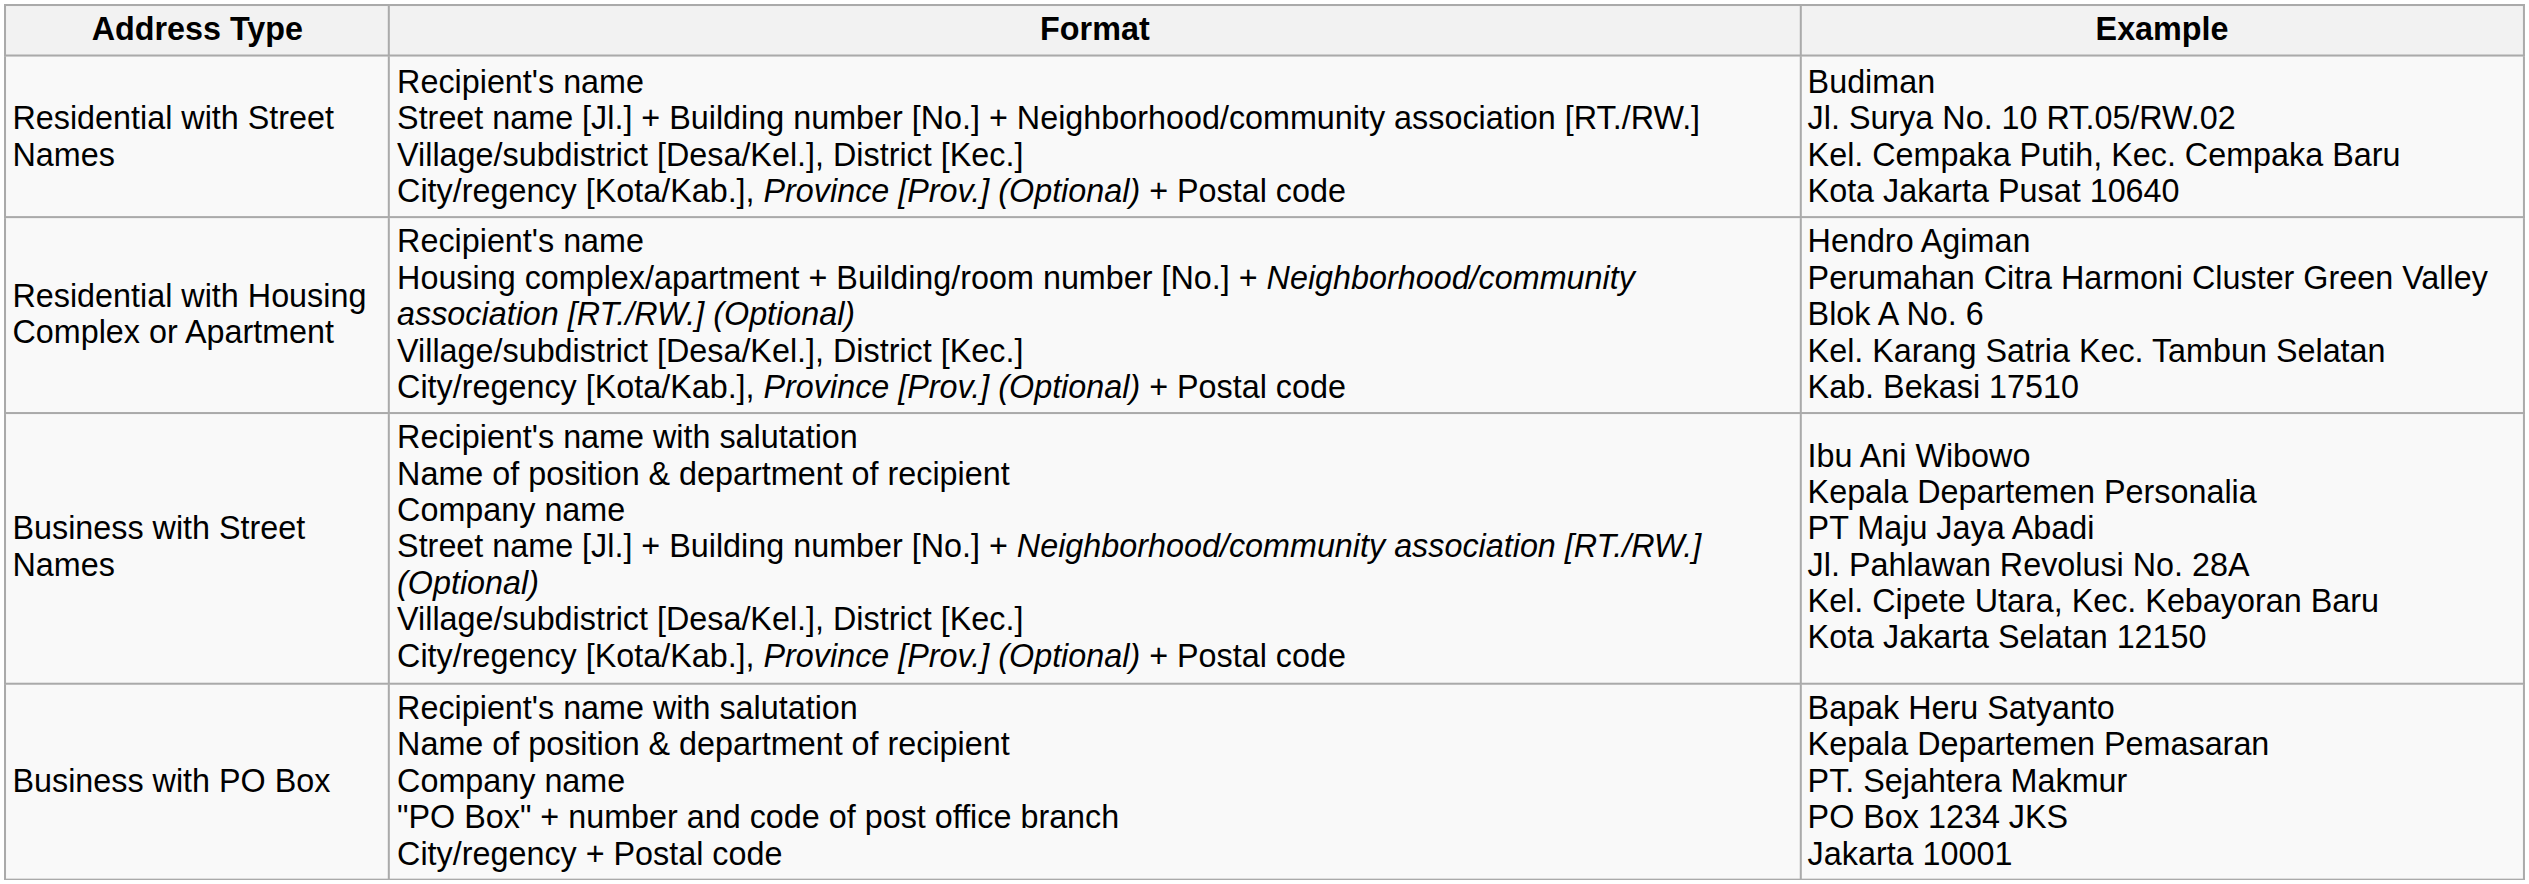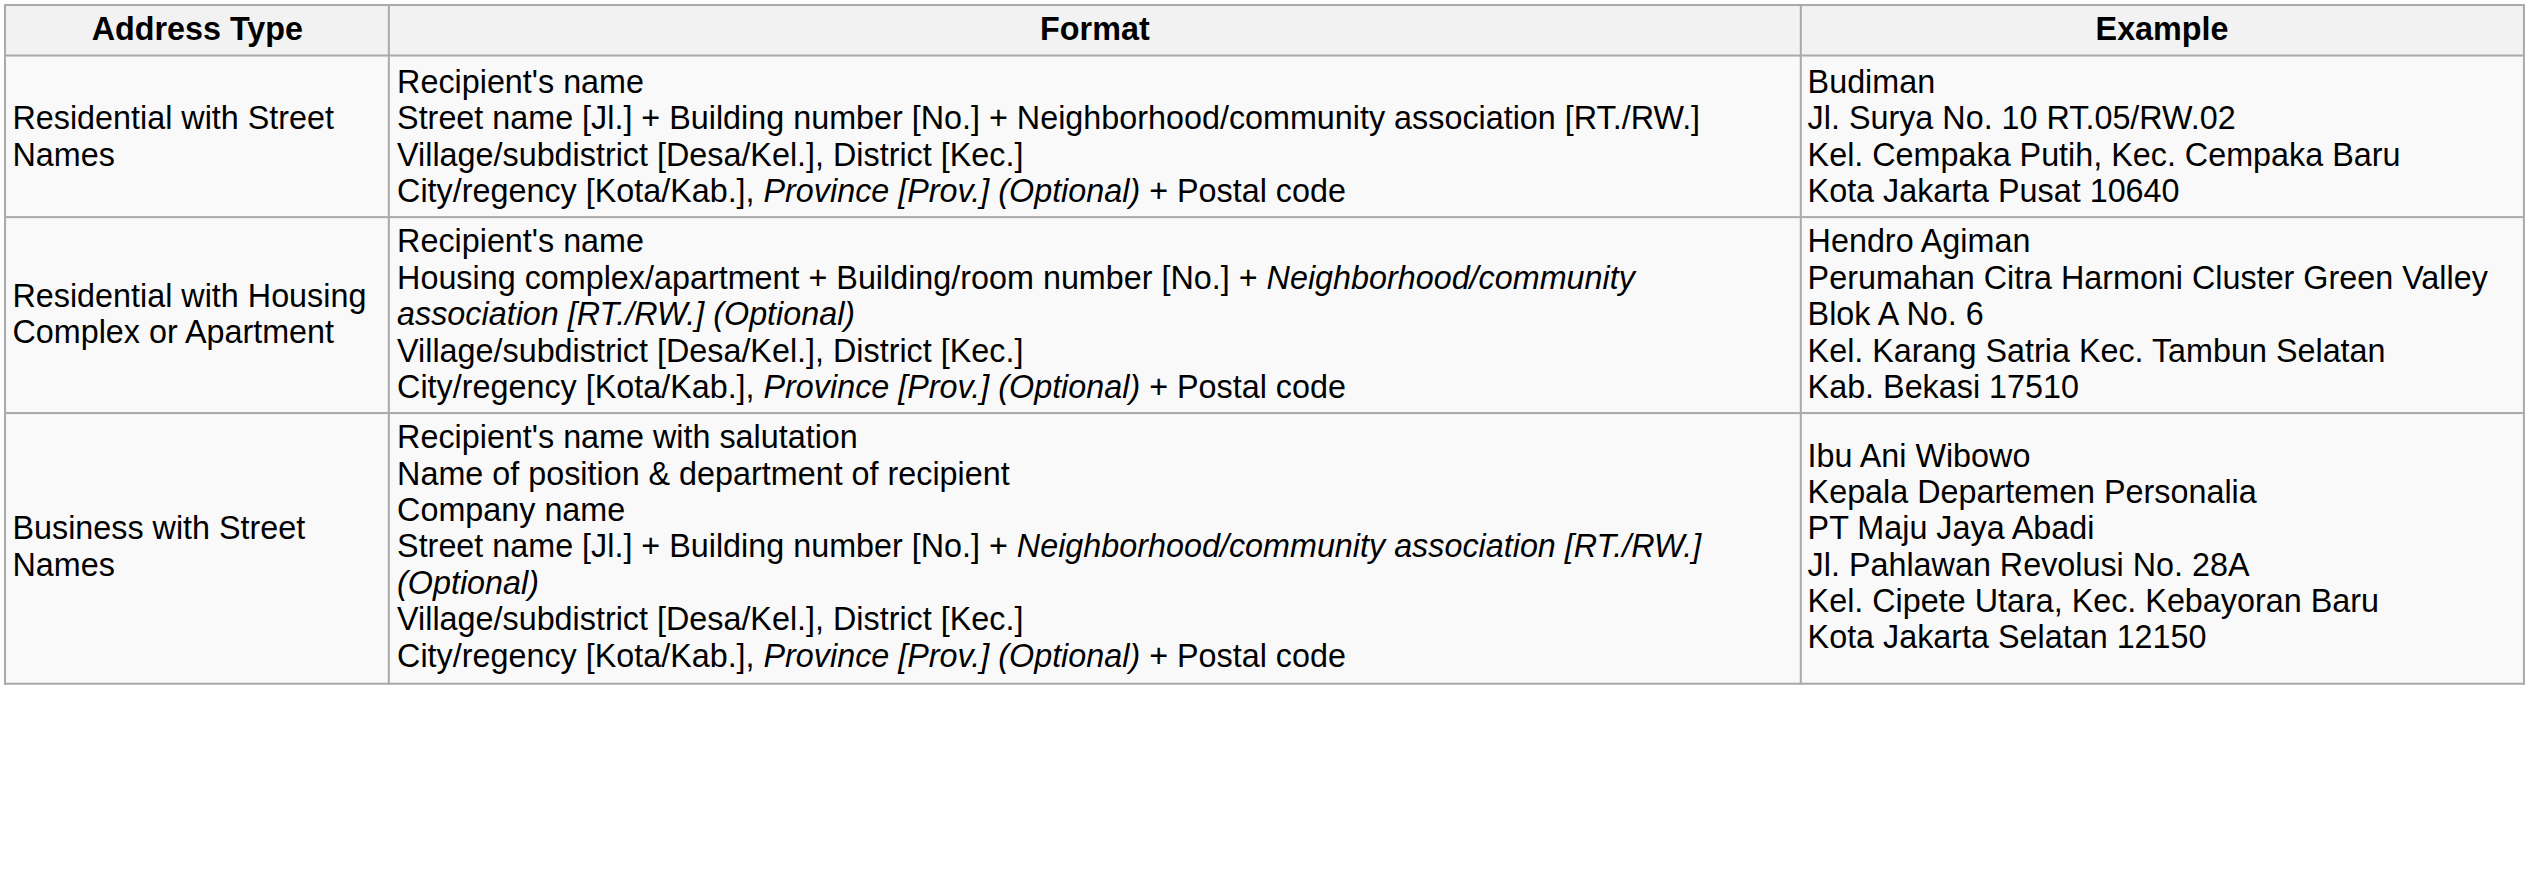- row: (171, 780)
